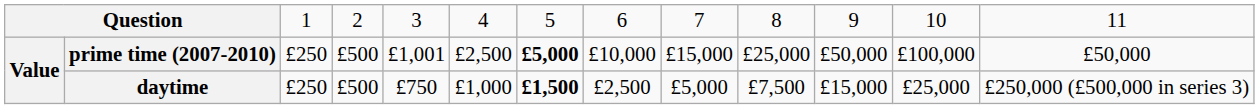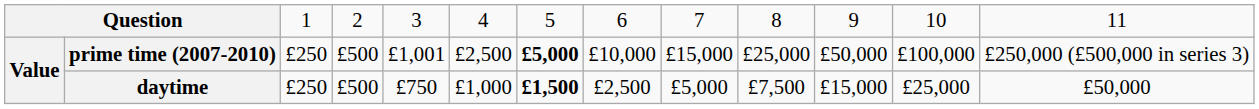(1117, 53) £50,000 -> (1117, 53) £250,000 (£500,000 in series 3)
(1117, 86) £250,000 (£500,000 in series 3) -> (1117, 86) £50,000
